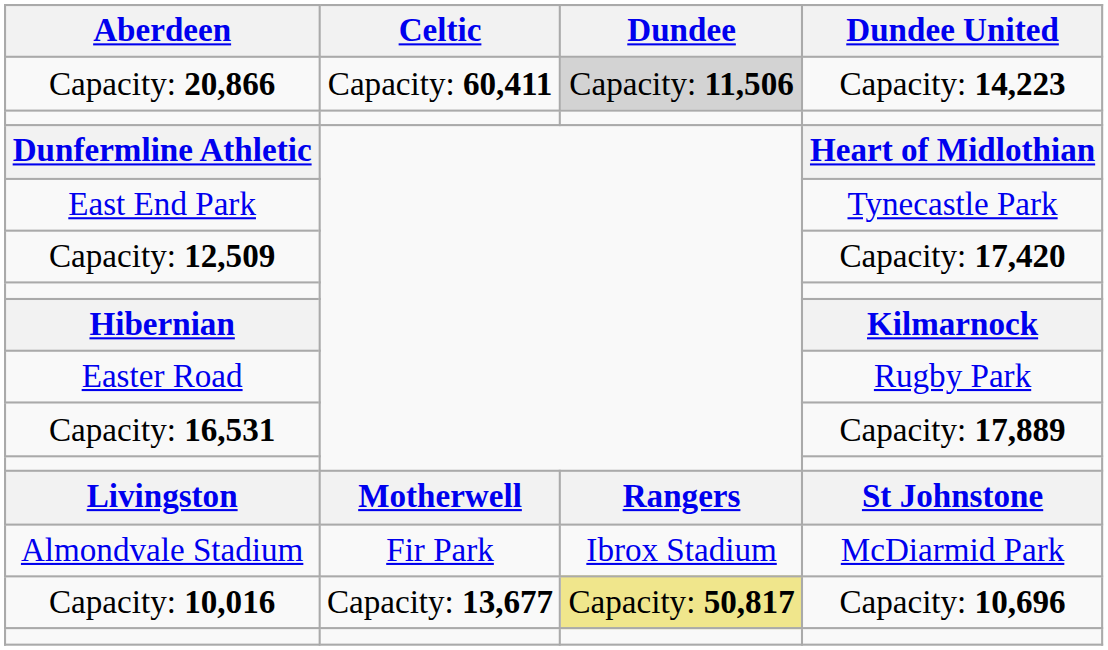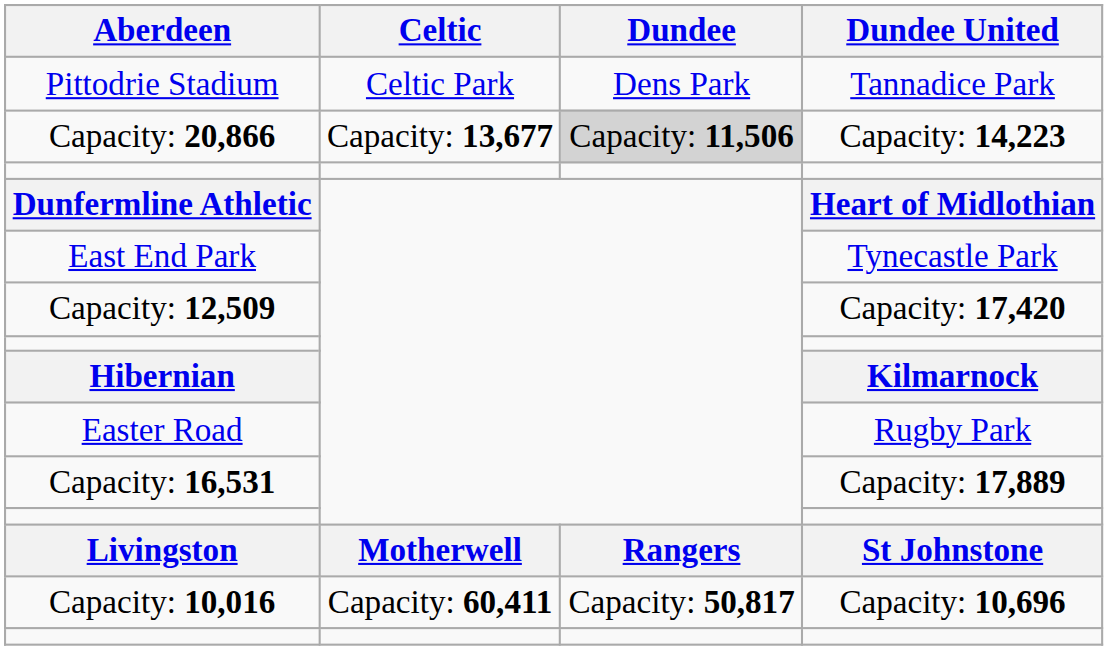+ row: (162, 83)
(440, 83) Capacity: 60,411 -> (440, 135) Capacity: 13,677
- row: (162, 549)
(440, 601) Capacity: 13,677 -> (440, 601) Capacity: 60,411
(682, 601) khaki background -> (682, 601) no background
